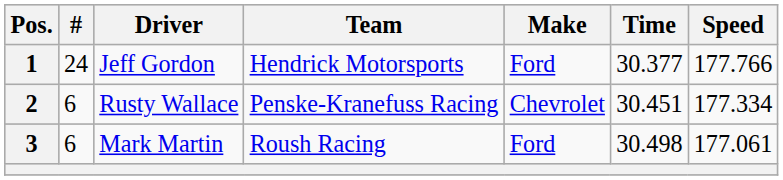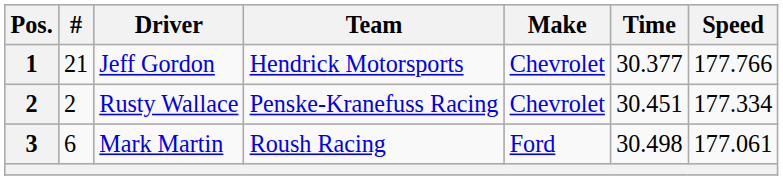(76, 64) 24 -> (76, 64) 21
(532, 64) Ford -> (557, 64) Chevrolet
(70, 104) 6 -> (70, 104) 2
